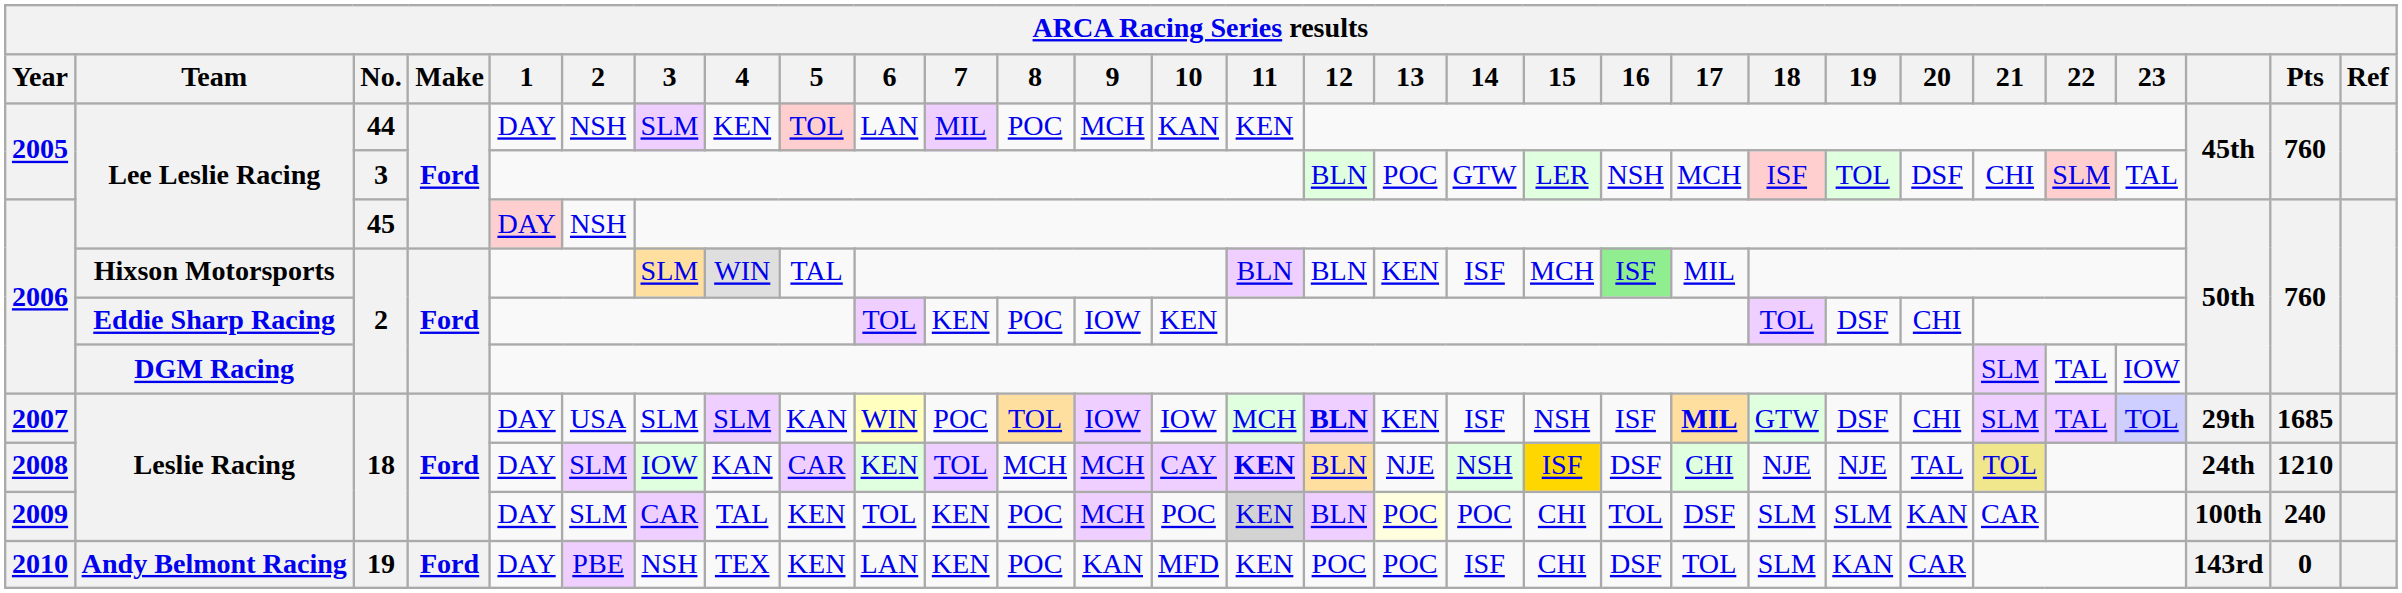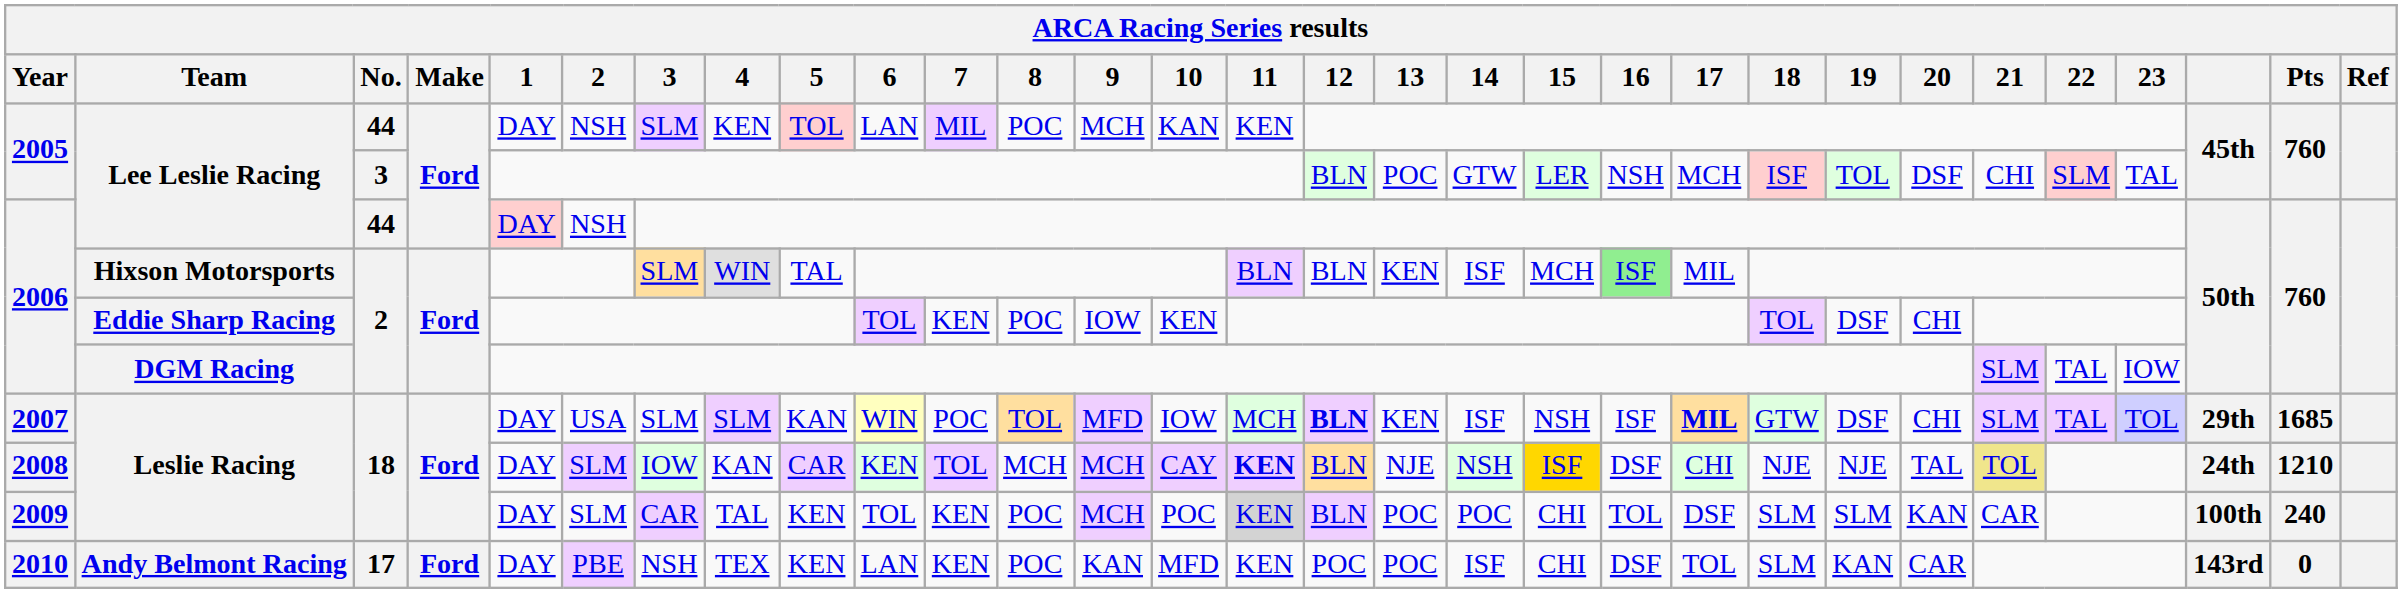(381, 223) 45 -> (381, 223) 44
(1113, 417) IOW -> (1113, 417) MFD
(1410, 515) lightyellow background -> (1410, 515) no background
(381, 563) 19 -> (381, 563) 17
